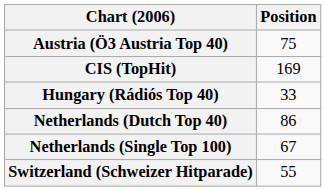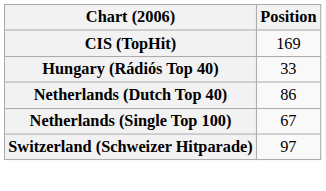- row: (131, 43)
(288, 172) 55 -> (288, 146) 97
